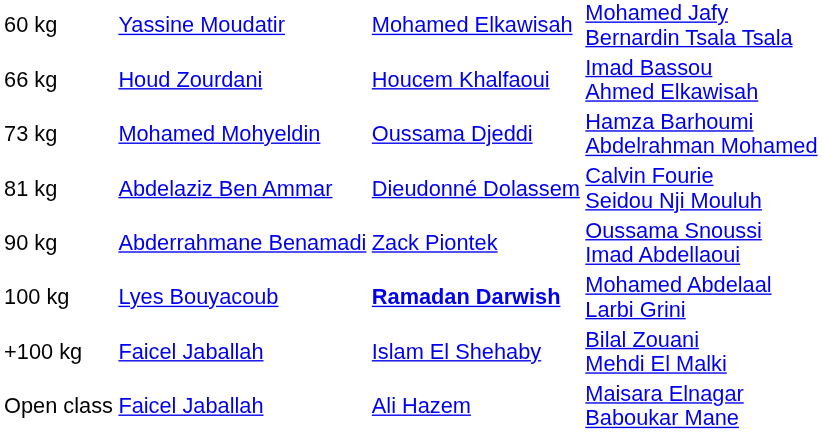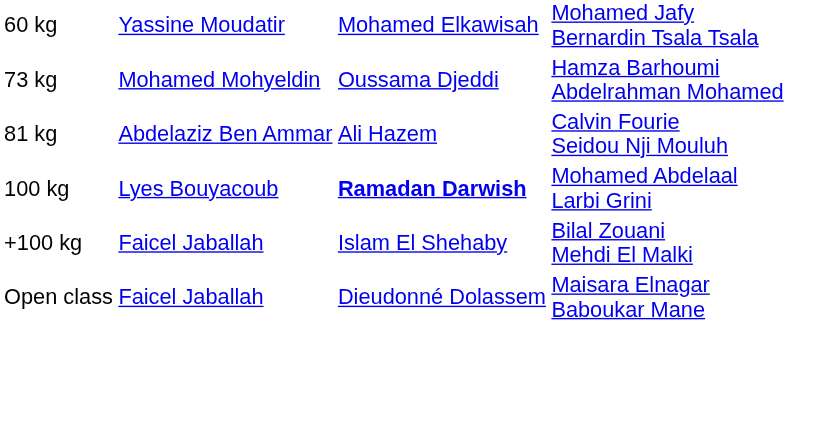- row: (31, 79)
(476, 188) Dieudonné Dolassem -> (387, 134) Ali Hazem
- row: (31, 242)
(421, 406) Ali Hazem -> (442, 297) Dieudonné Dolassem
